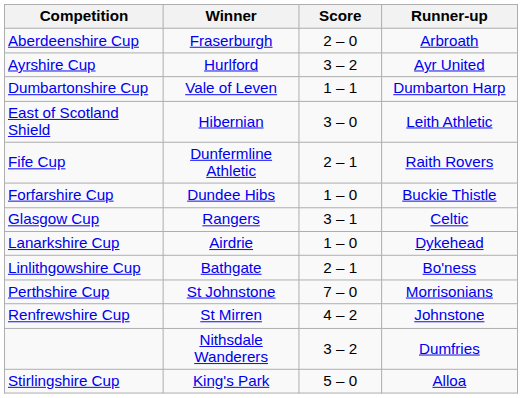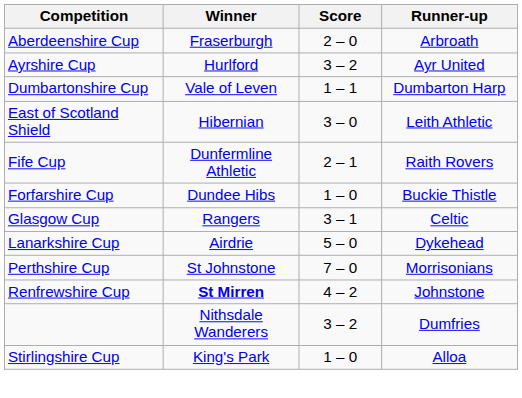(340, 243) 1 – 0 -> (340, 243) 5 – 0
- row: (74, 267)
(231, 315) normal -> (231, 291) bold
(340, 381) 5 – 0 -> (340, 357) 1 – 0
